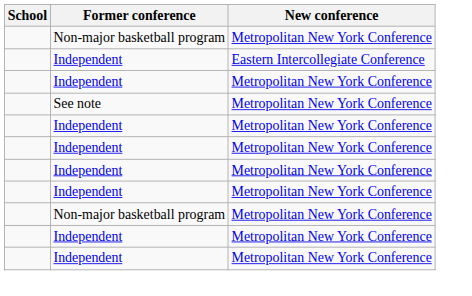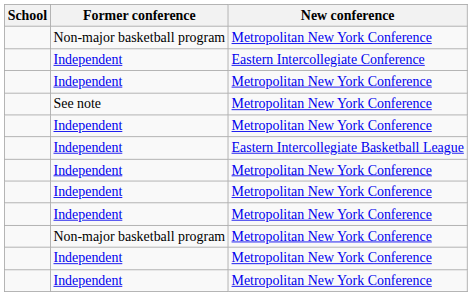+ row: (88, 147)
